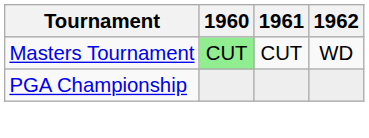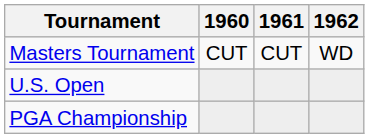(227, 53) lightgreen background -> (227, 53) no background
+ row: (57, 85)
